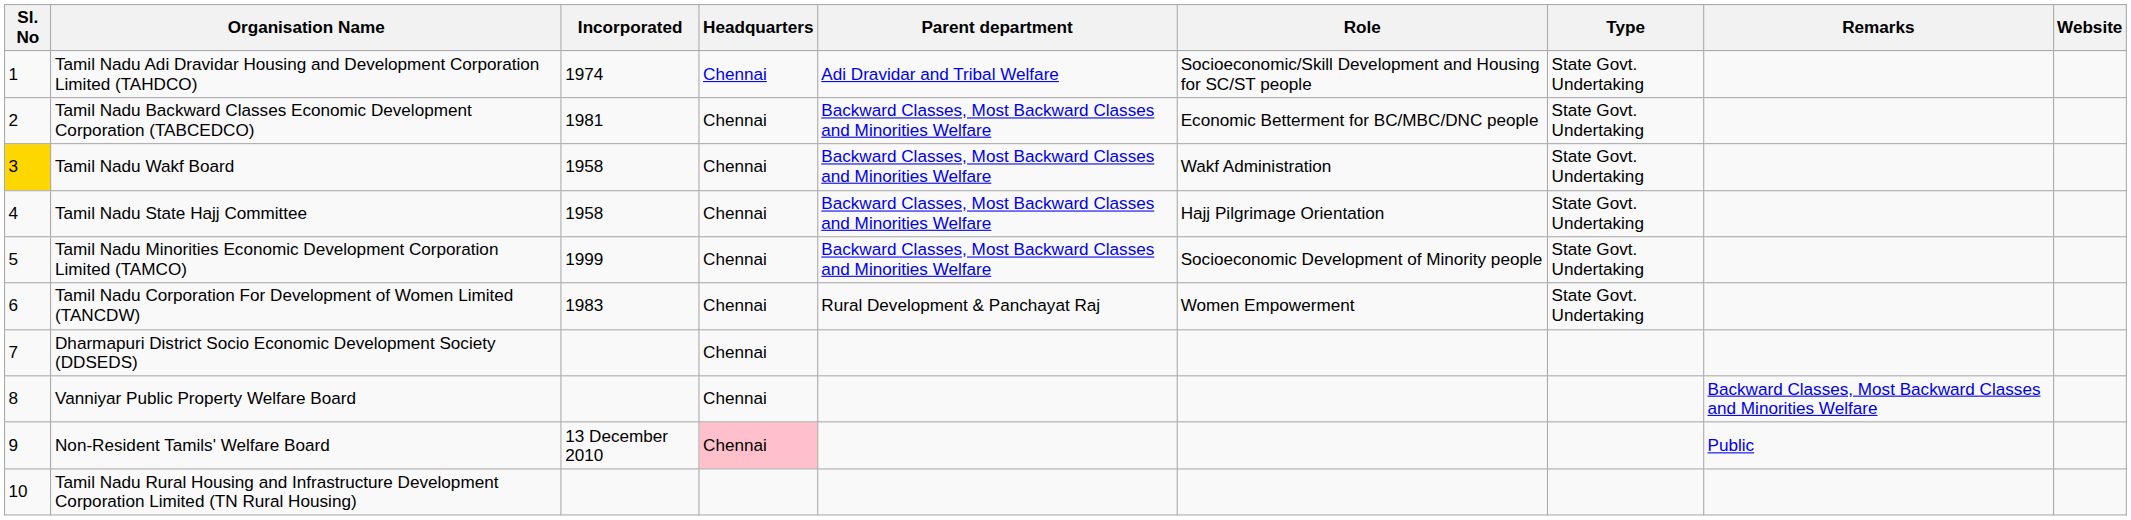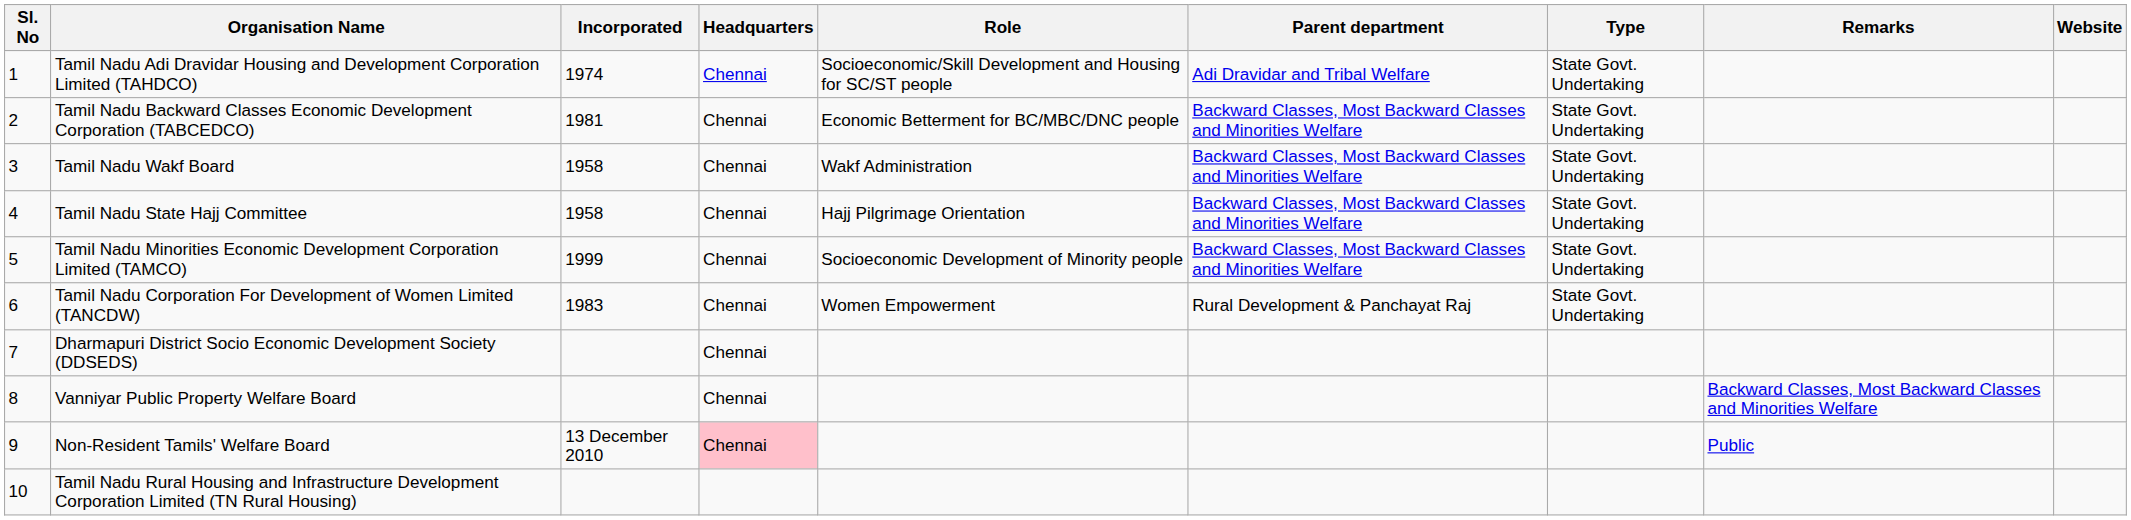columns swapped: (997, 27) <-> (1362, 27)
(13, 166) gold background -> (13, 166) no background
